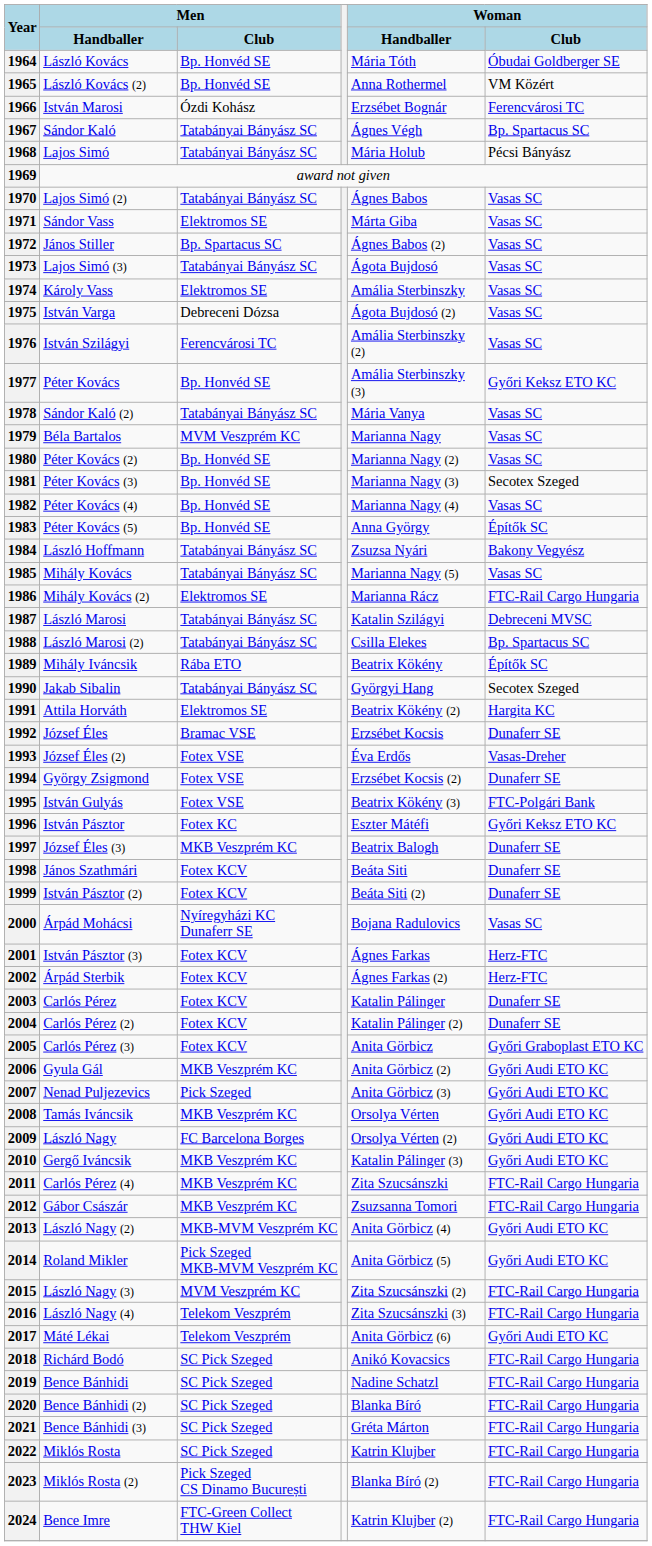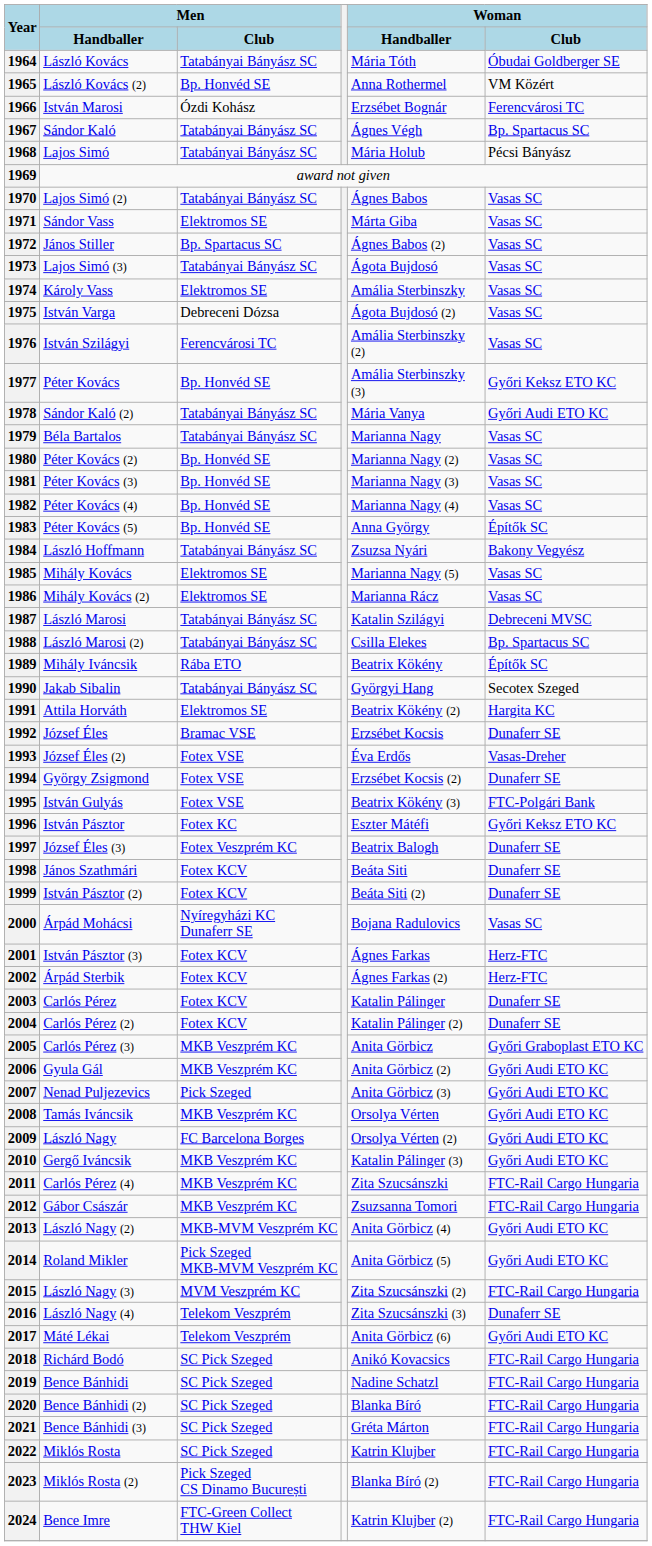(225, 61) Bp. Honvéd SE -> (249, 61) Tatabányai Bányász SC
(515, 413) Vasas SC -> (548, 413) Győri Audi ETO KC
(240, 436) MVM Veszprém KC -> (249, 436) Tatabányai Bányász SC
(533, 482) Secotex Szeged -> (515, 482) Vasas SC
(249, 573) Tatabányai Bányász SC -> (224, 573) Elektromos SE
(564, 596) FTC-Rail Cargo Hungaria -> (515, 596) Vasas SC
(239, 847) MKB Veszprém KC -> (239, 847) Fotex Veszprém KC
(214, 1046) Fotex KCV -> (239, 1046) MKB Veszprém KC
(564, 1313) FTC-Rail Cargo Hungaria -> (524, 1313) Dunaferr SE
